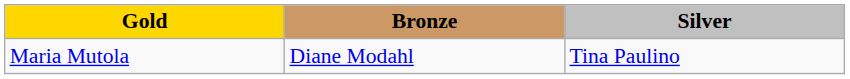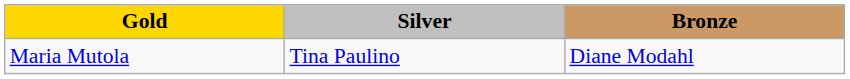columns swapped: (705, 21) <-> (425, 21)
